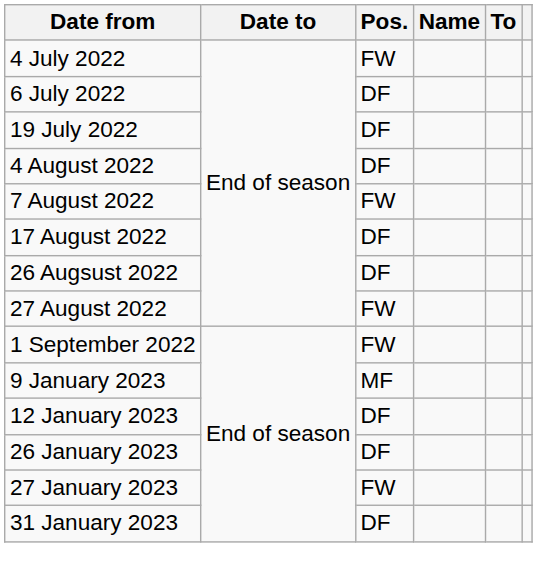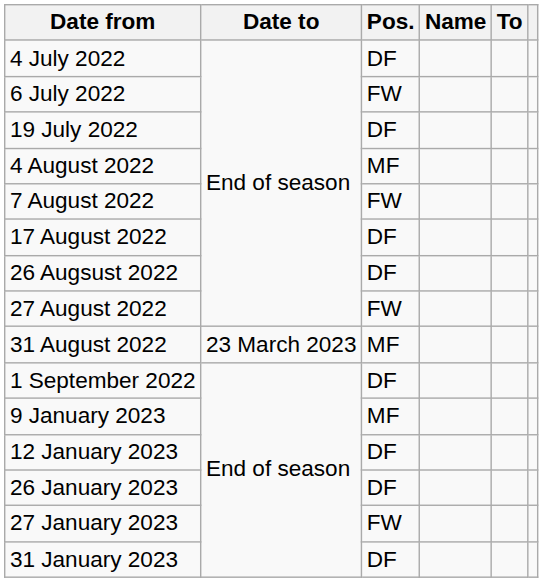(378, 58) FW -> (382, 58) DF
(376, 93) DF -> (384, 93) FW
(376, 165) DF -> (383, 165) MF
+ row: (88, 344)
(378, 344) FW -> (382, 380) DF
